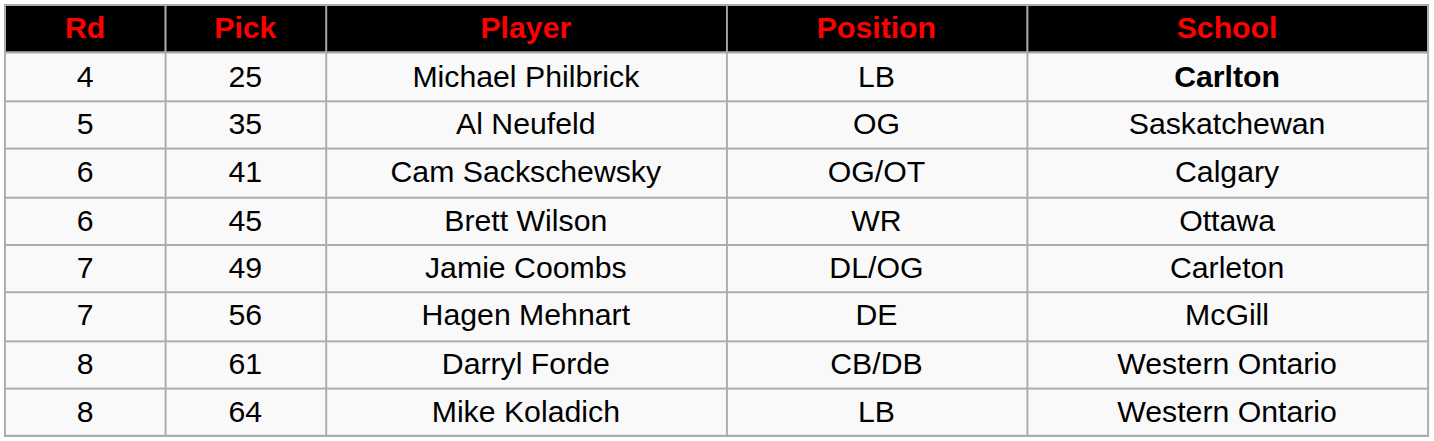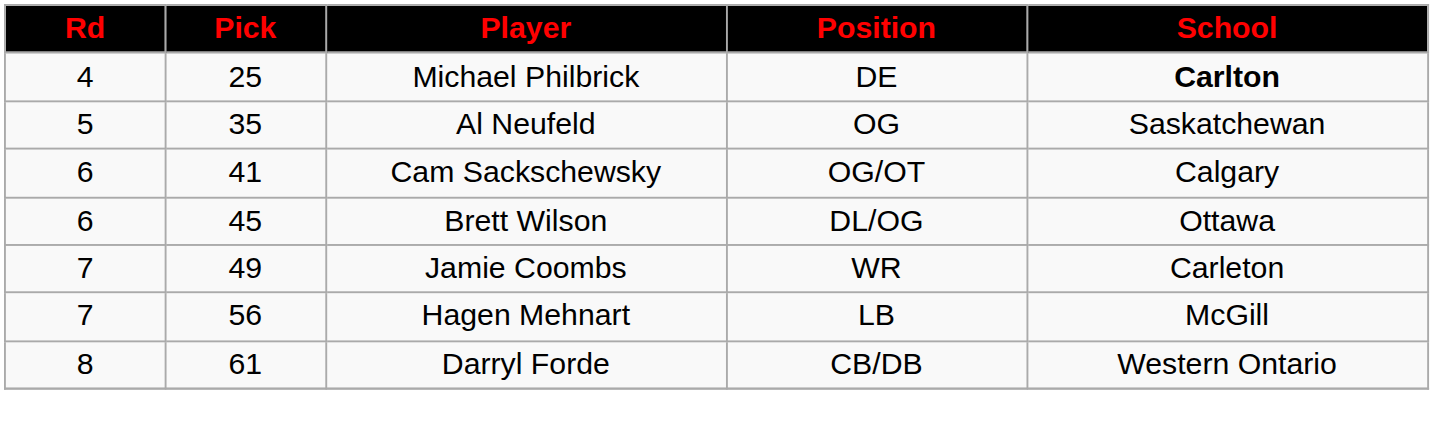(876, 76) LB -> (876, 76) DE
(876, 220) WR -> (876, 220) DL/OG
(876, 268) DL/OG -> (876, 268) WR
(876, 316) DE -> (876, 316) LB
- row: (526, 412)
